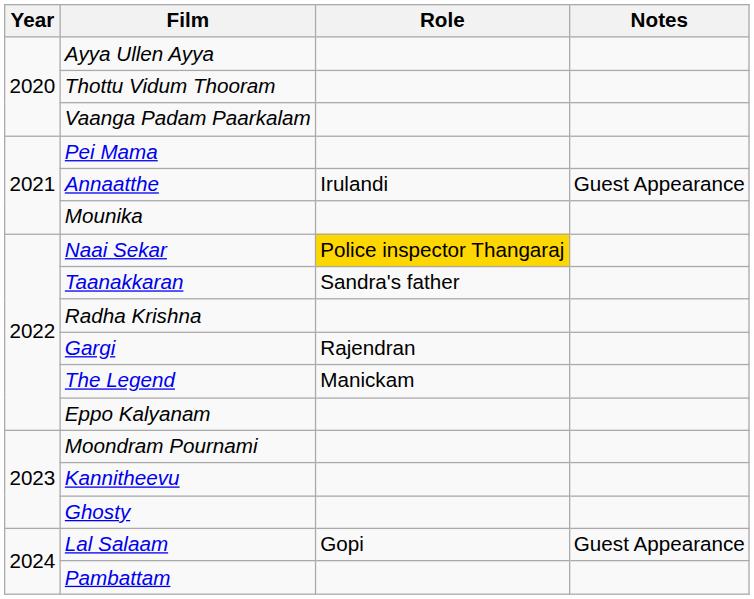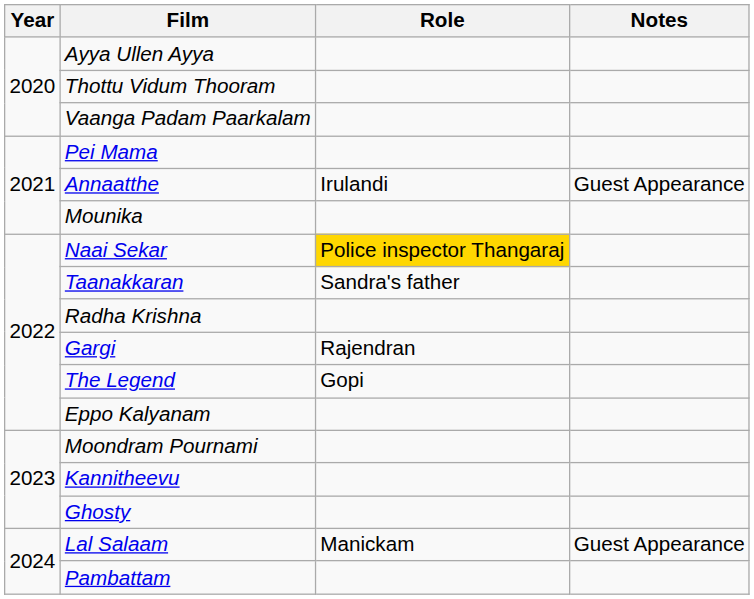(367, 380) Manickam -> (342, 380) Gopi
(342, 544) Gopi -> (367, 544) Manickam
